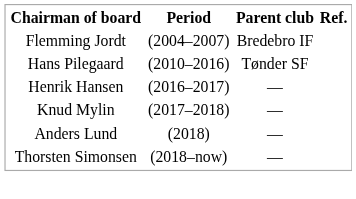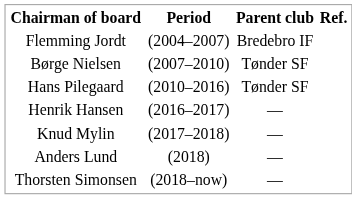+ row: (76, 64)
